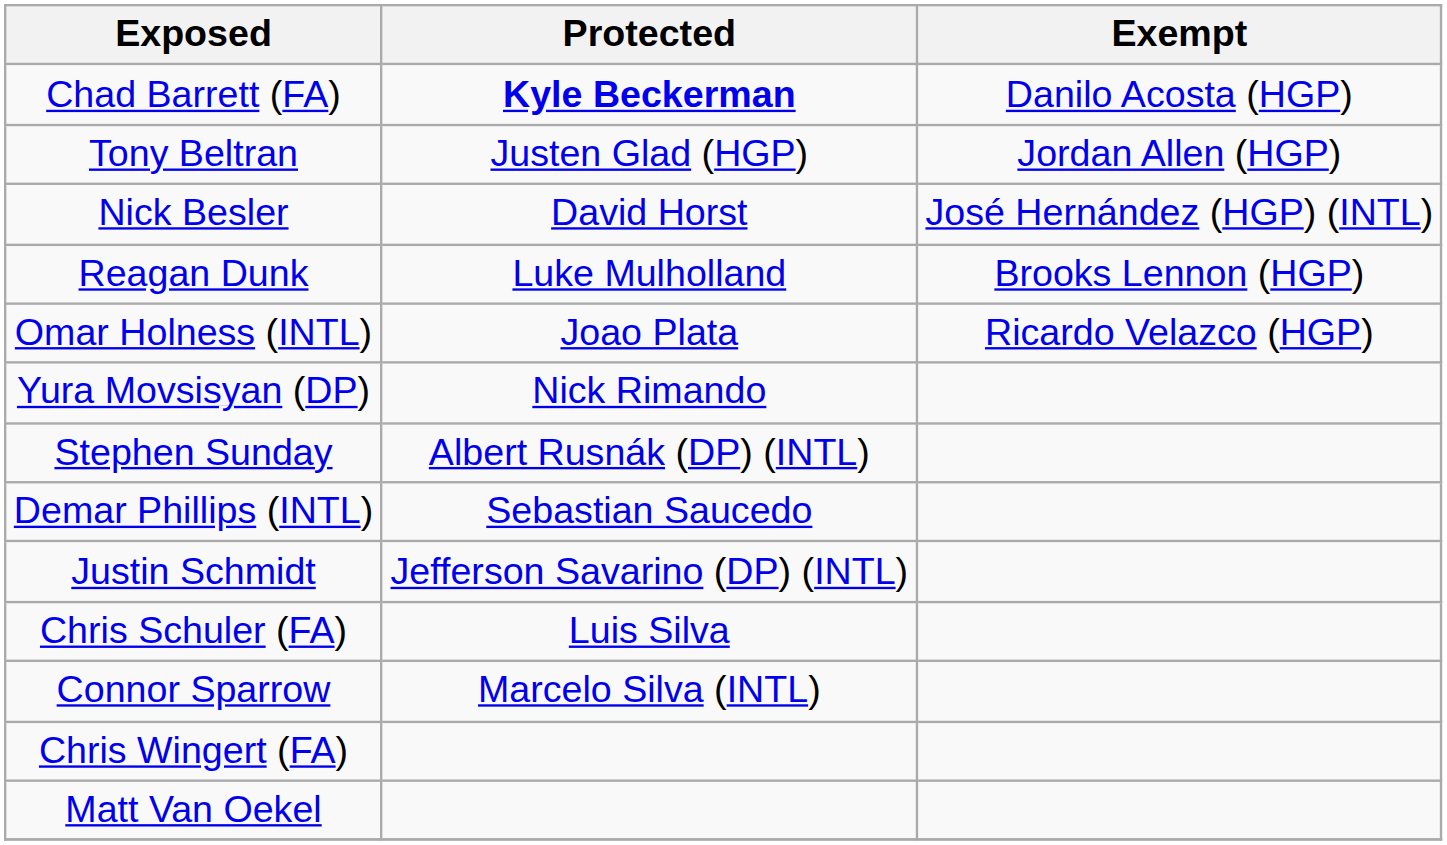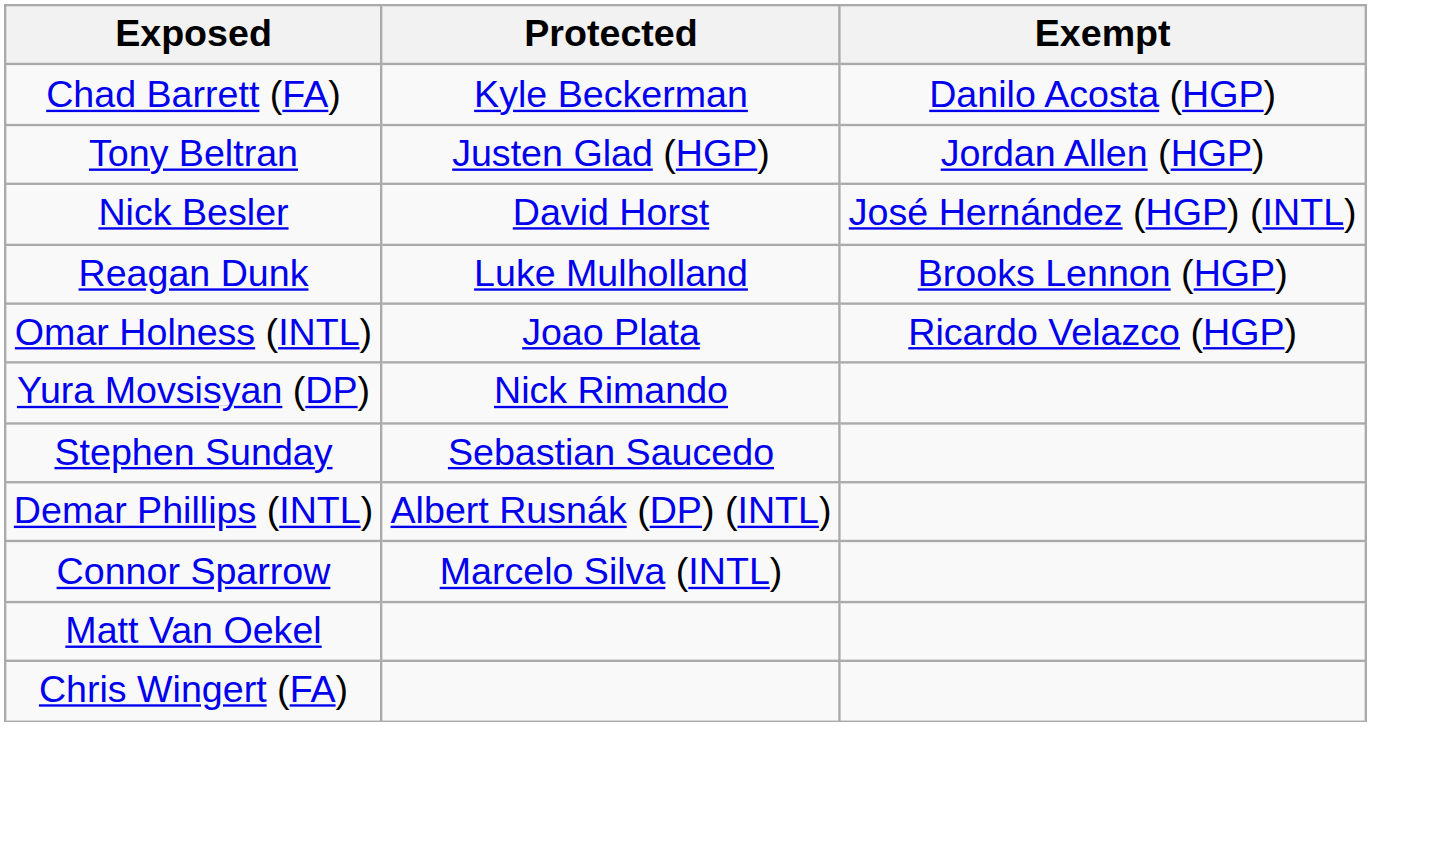(649, 93) bold -> (611, 93) normal
(649, 451) Albert Rusnák (DP) (INTL) -> (611, 451) Sebastian Saucedo
(649, 511) Sebastian Saucedo -> (611, 511) Albert Rusnák (DP) (INTL)
- row: (194, 570)
- row: (194, 630)
rows swapped: (194, 809) <-> (194, 749)
